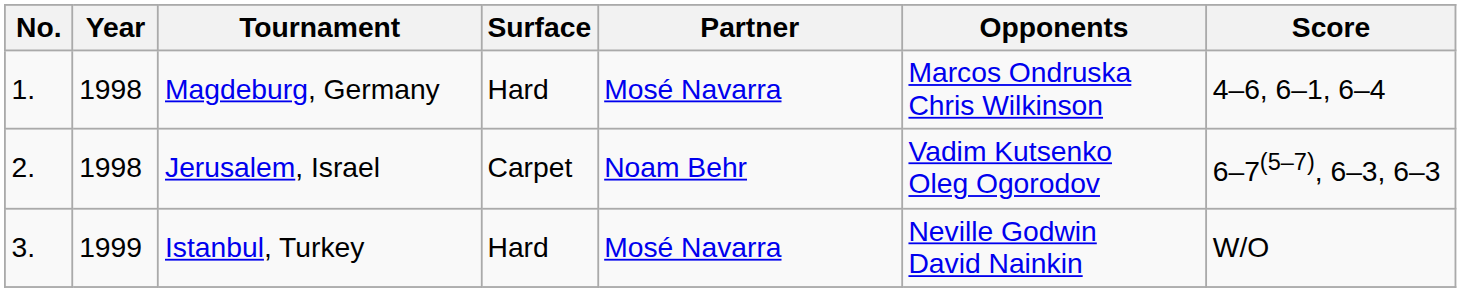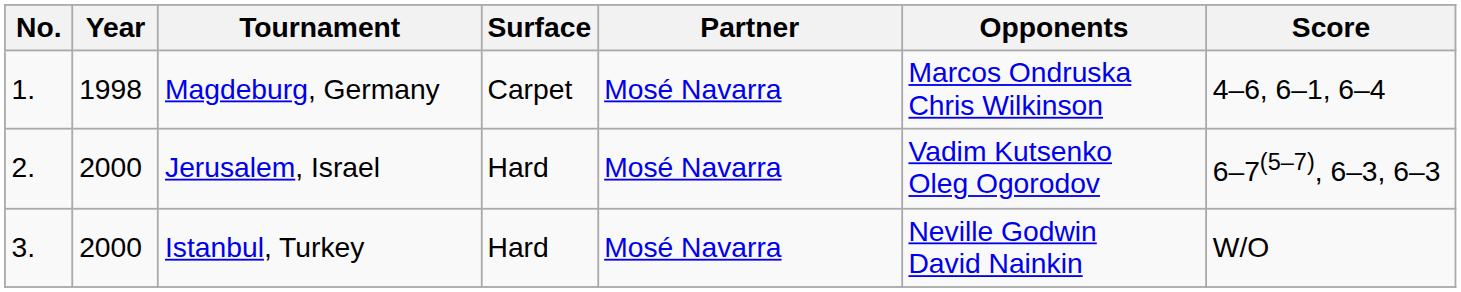(518, 89) Hard -> (530, 89) Carpet
(111, 167) 1998 -> (111, 167) 2000
(530, 167) Carpet -> (518, 167) Hard
(676, 167) Noam Behr -> (693, 167) Mosé Navarra
(111, 246) 1999 -> (111, 246) 2000
